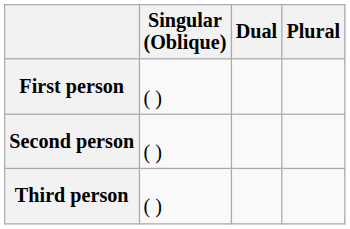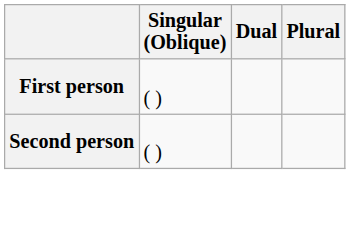- row: (72, 195)
